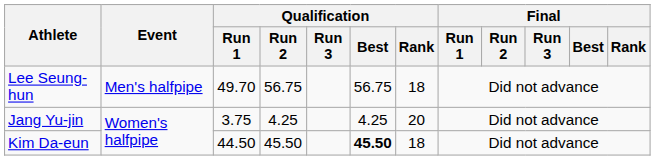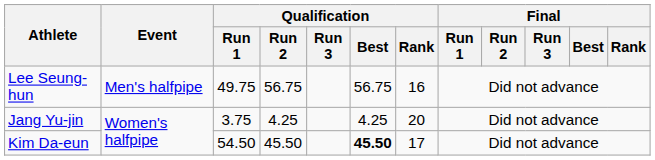(236, 87) 49.70 -> (236, 87) 49.75
(417, 87) 18 -> (417, 87) 16
(236, 144) 44.50 -> (236, 144) 54.50
(417, 144) 18 -> (417, 144) 17
